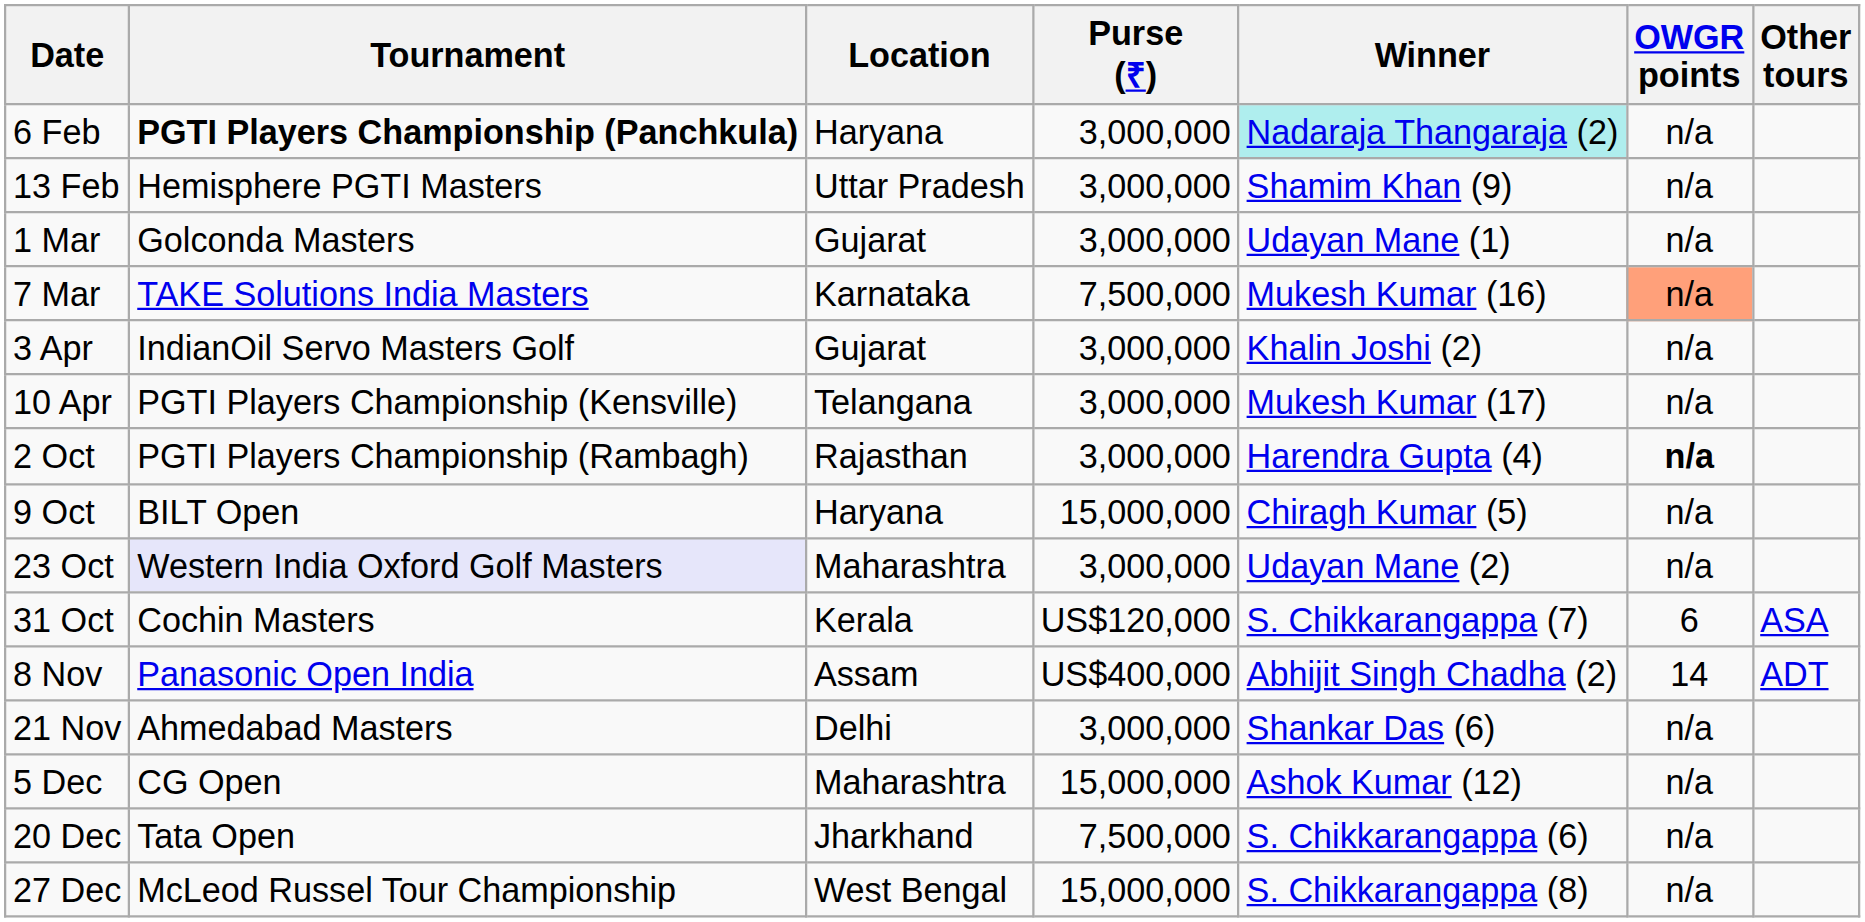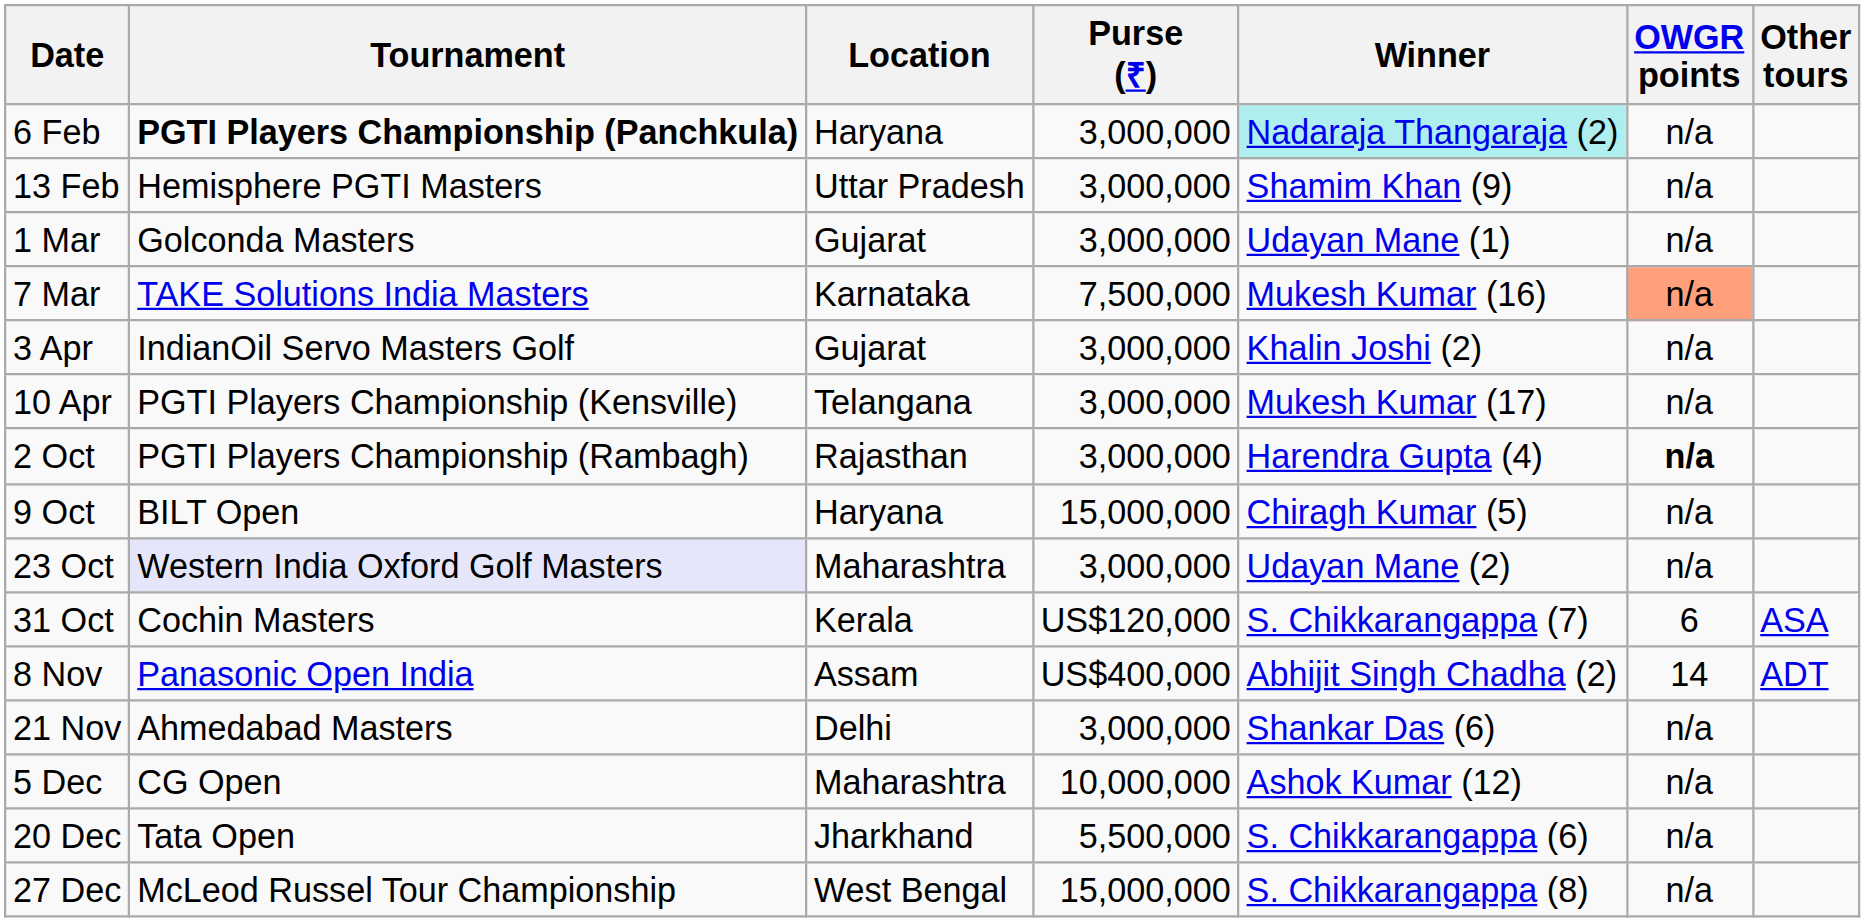(1145, 781) 15,000,000 -> (1145, 781) 10,000,000
(1155, 835) 7,500,000 -> (1155, 835) 5,500,000
